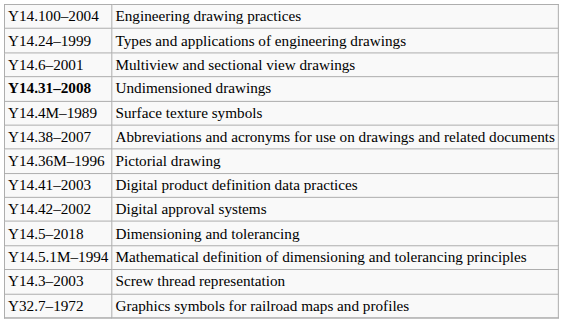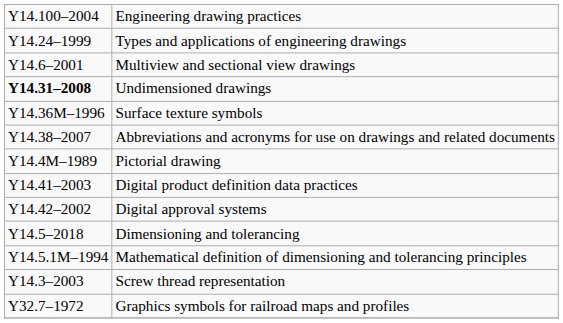(53, 112) Y14.4M–1989 -> (56, 112) Y14.36M–1996
(56, 161) Y14.36M–1996 -> (53, 161) Y14.4M–1989
